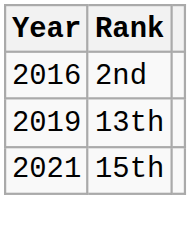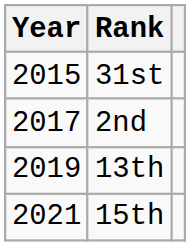+ row: (130, 76)
(47, 76) 2016 -> (47, 123) 2017
